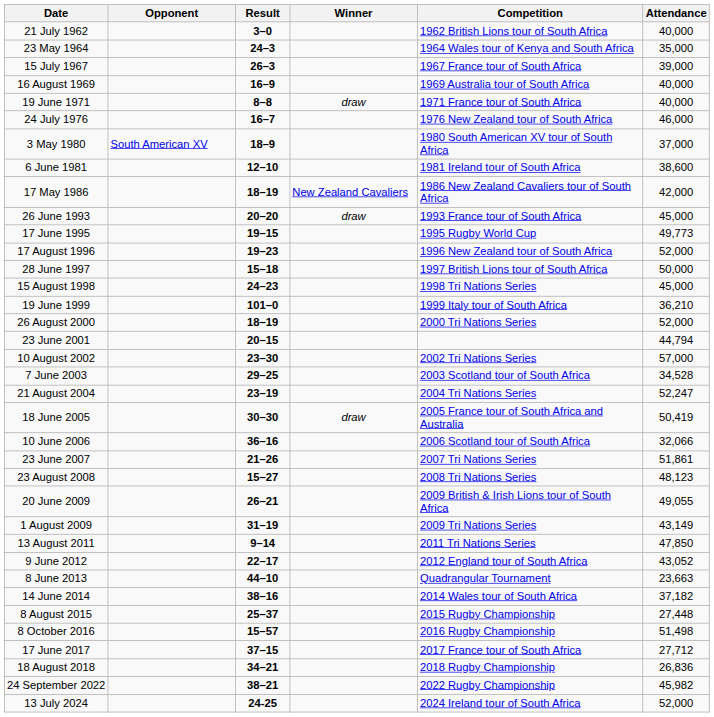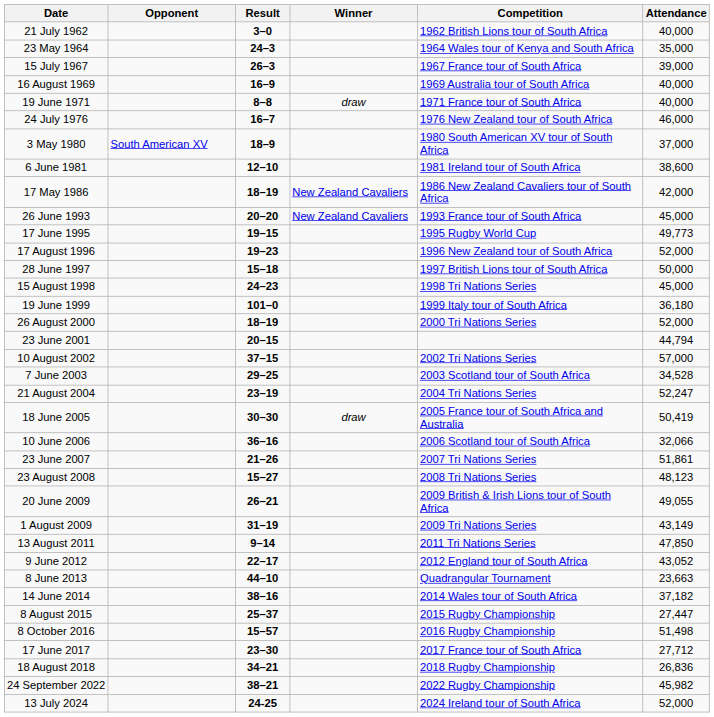(354, 216) draw -> (350, 216) New Zealand Cavaliers
(676, 305) 36,210 -> (676, 305) 36,180
(263, 358) 23–30 -> (263, 358) 37–15
(676, 614) 27,448 -> (676, 614) 27,447
(263, 649) 37–15 -> (263, 649) 23–30
